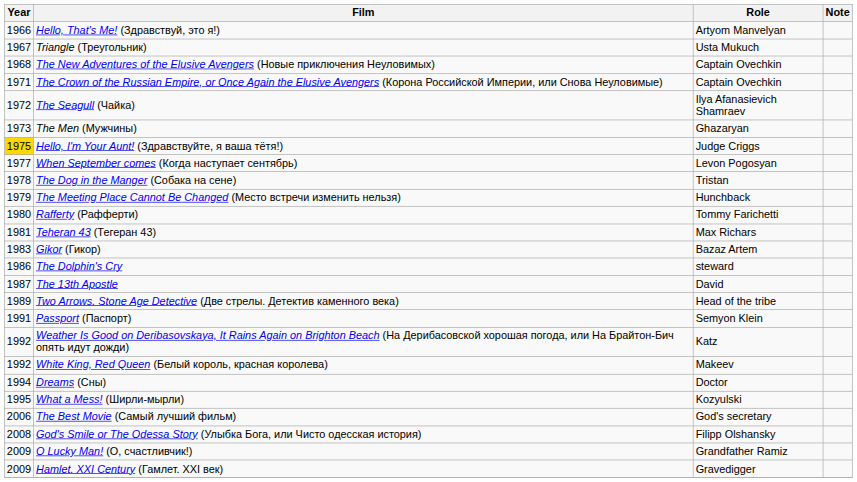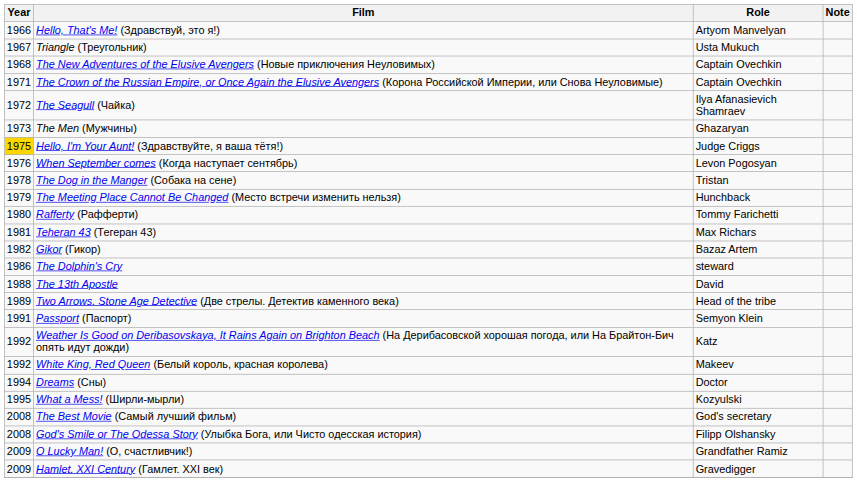(19, 163) 1977 -> (19, 163) 1976
(19, 249) 1983 -> (19, 249) 1982
(19, 284) 1987 -> (19, 284) 1988
(19, 417) 2006 -> (19, 417) 2008
